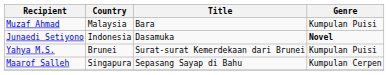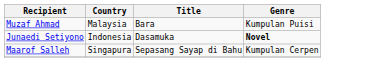- row: (30, 50)
